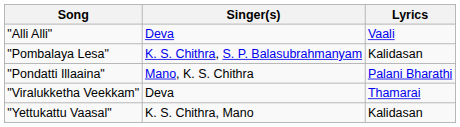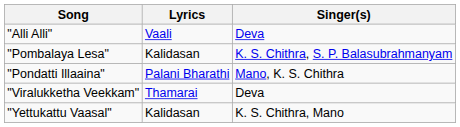columns swapped: (254, 14) <-> (410, 14)
